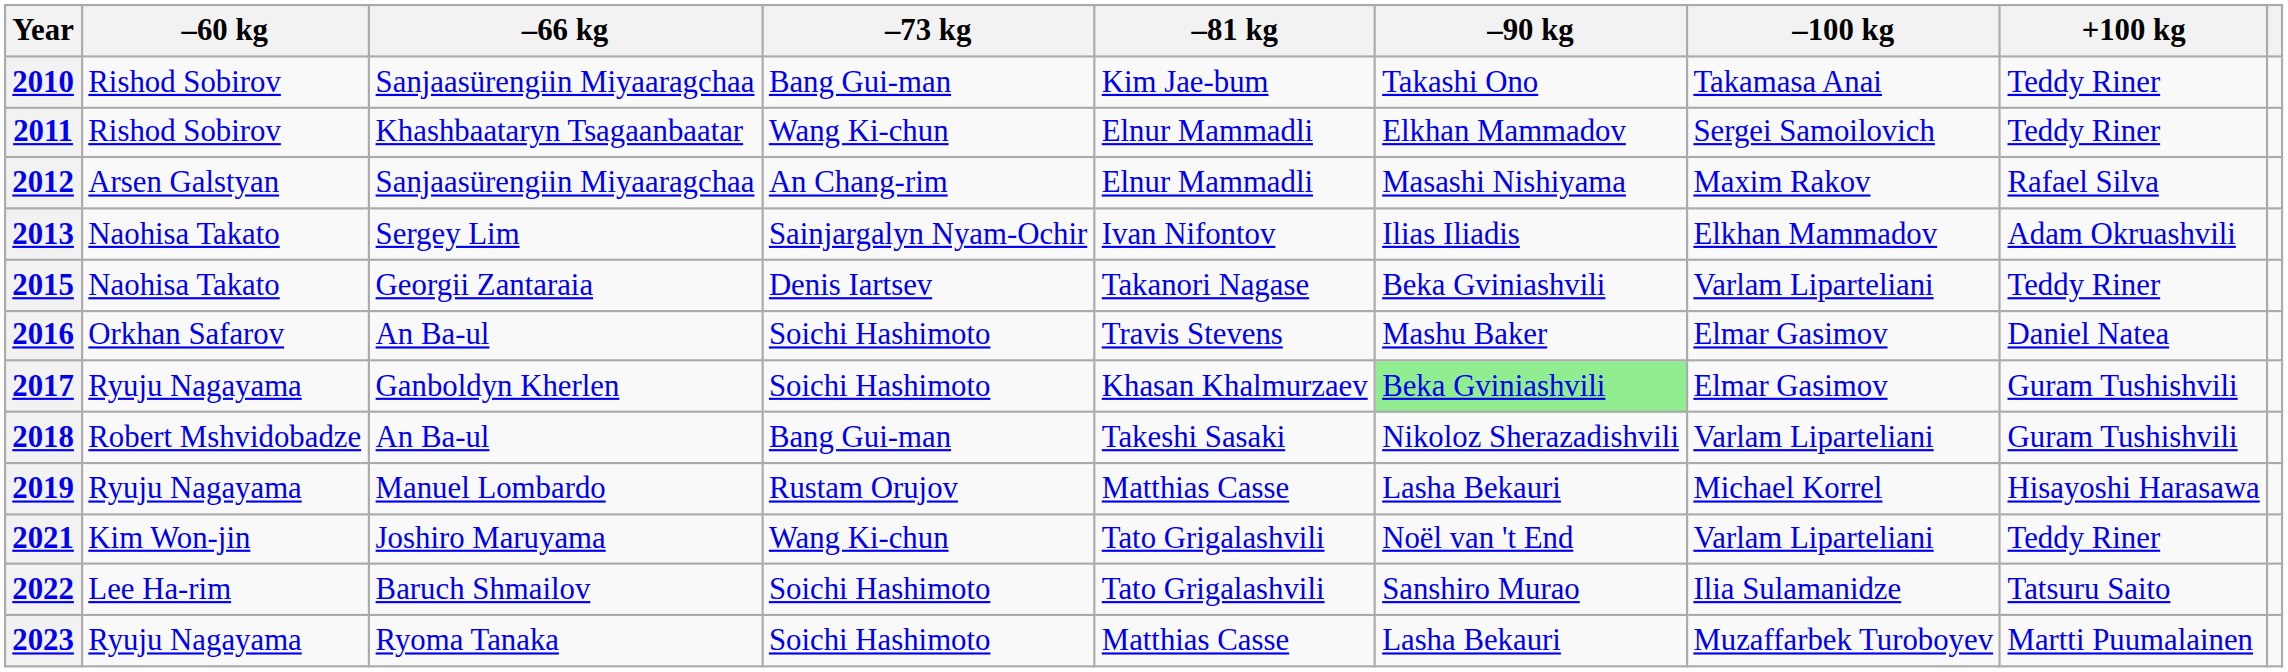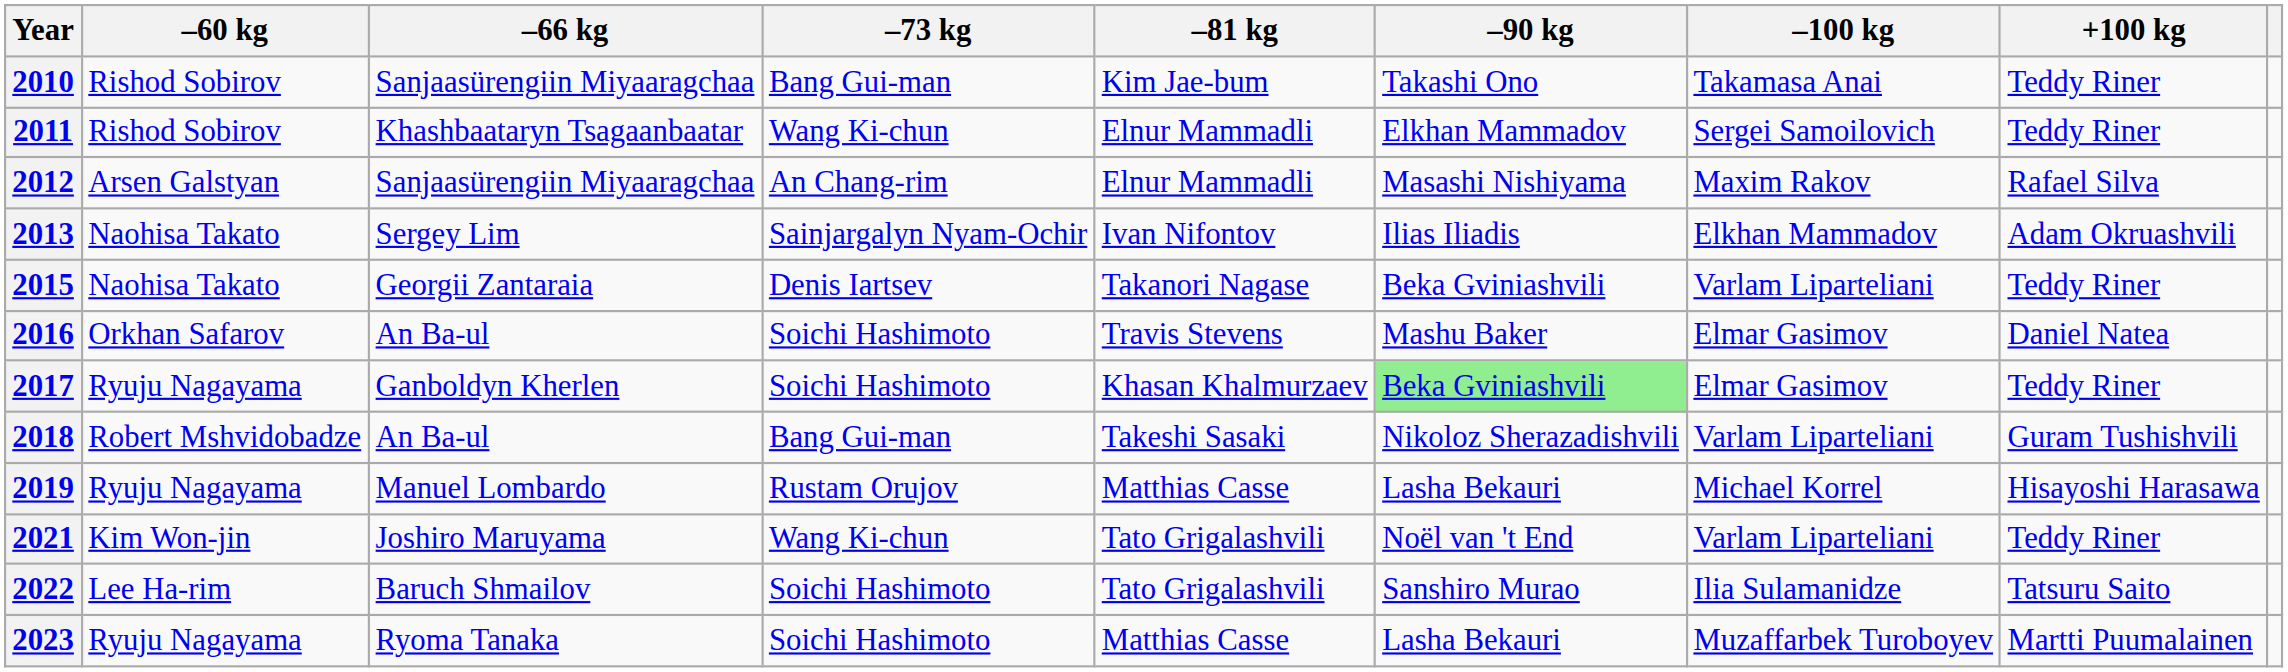(2123, 386) Guram Tushishvili -> (2084, 386) Teddy Riner
